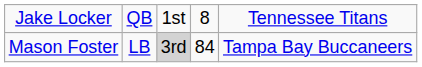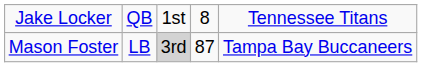(205, 47) 84 -> (205, 47) 87
